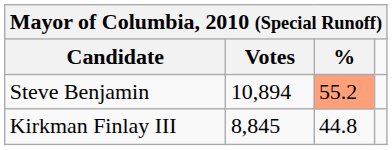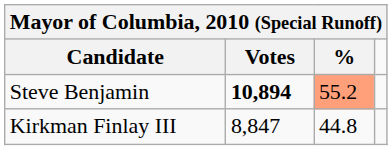(261, 91) normal -> (261, 91) bold
(256, 126) 8,845 -> (256, 126) 8,847
